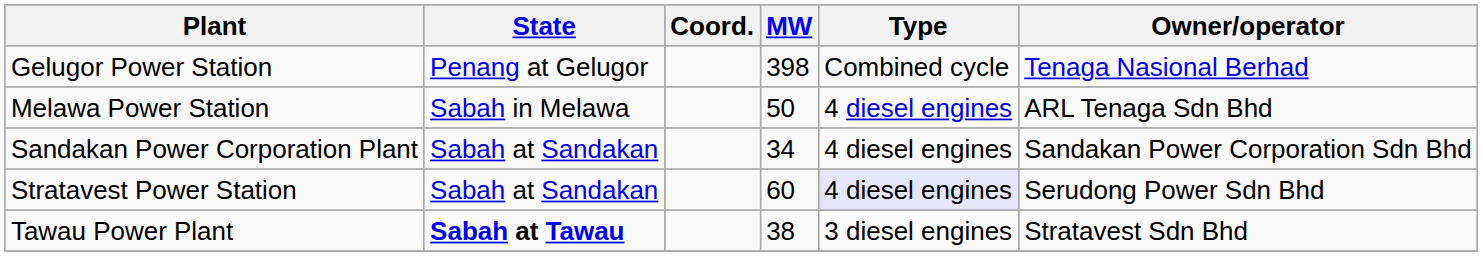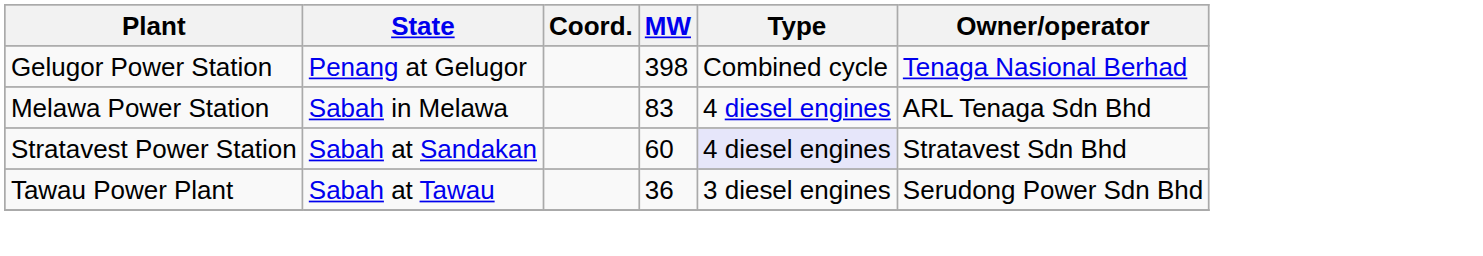(781, 108) 50 -> (659, 108) 83
- row: (214, 149)
(1174, 190) Serudong Power Sdn Bhd -> (1015, 149) Stratavest Sdn Bhd
(527, 231) bold -> (402, 190) normal
(781, 231) 38 -> (659, 190) 36
(1136, 231) Stratavest Sdn Bhd -> (1053, 190) Serudong Power Sdn Bhd
